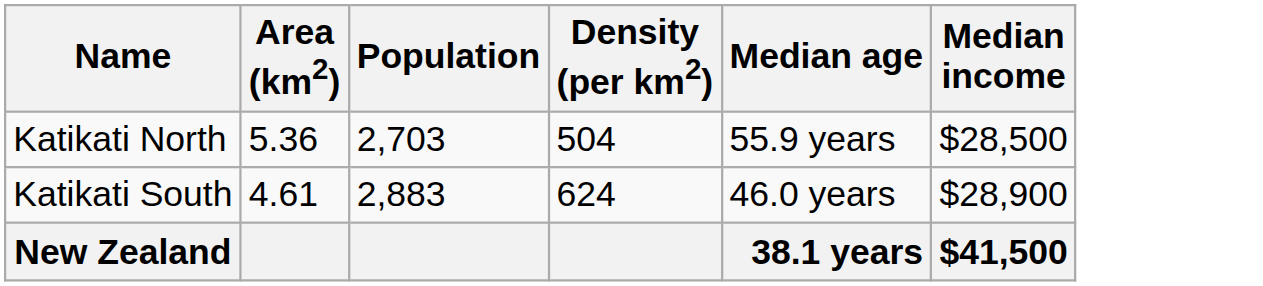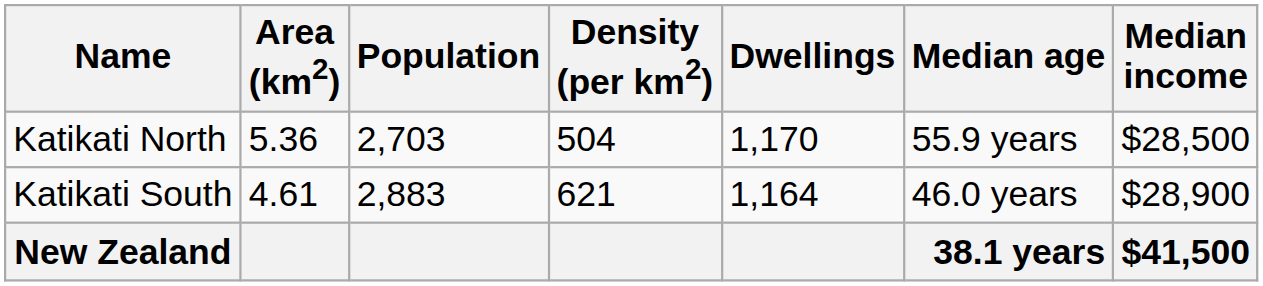+ column: (812, 57)
(586, 194) 624 -> (586, 194) 621
